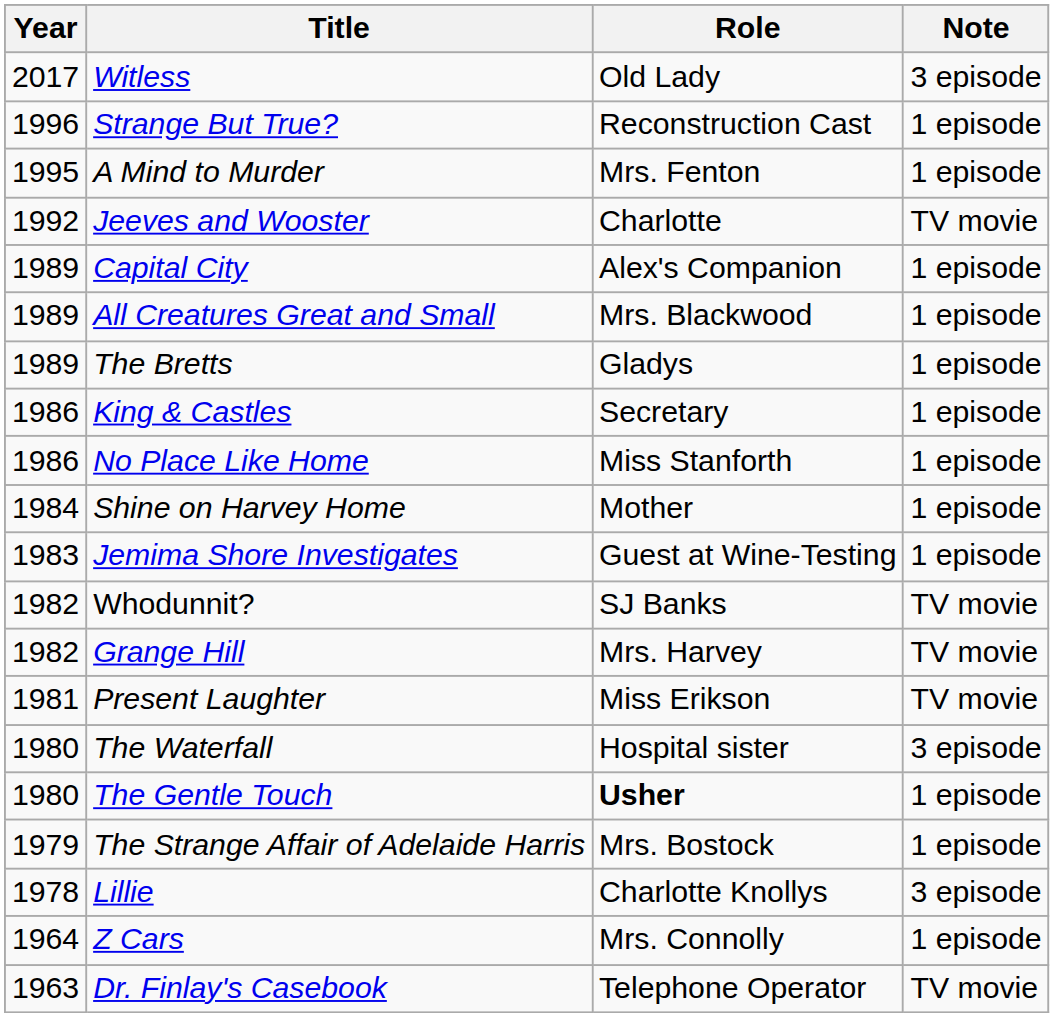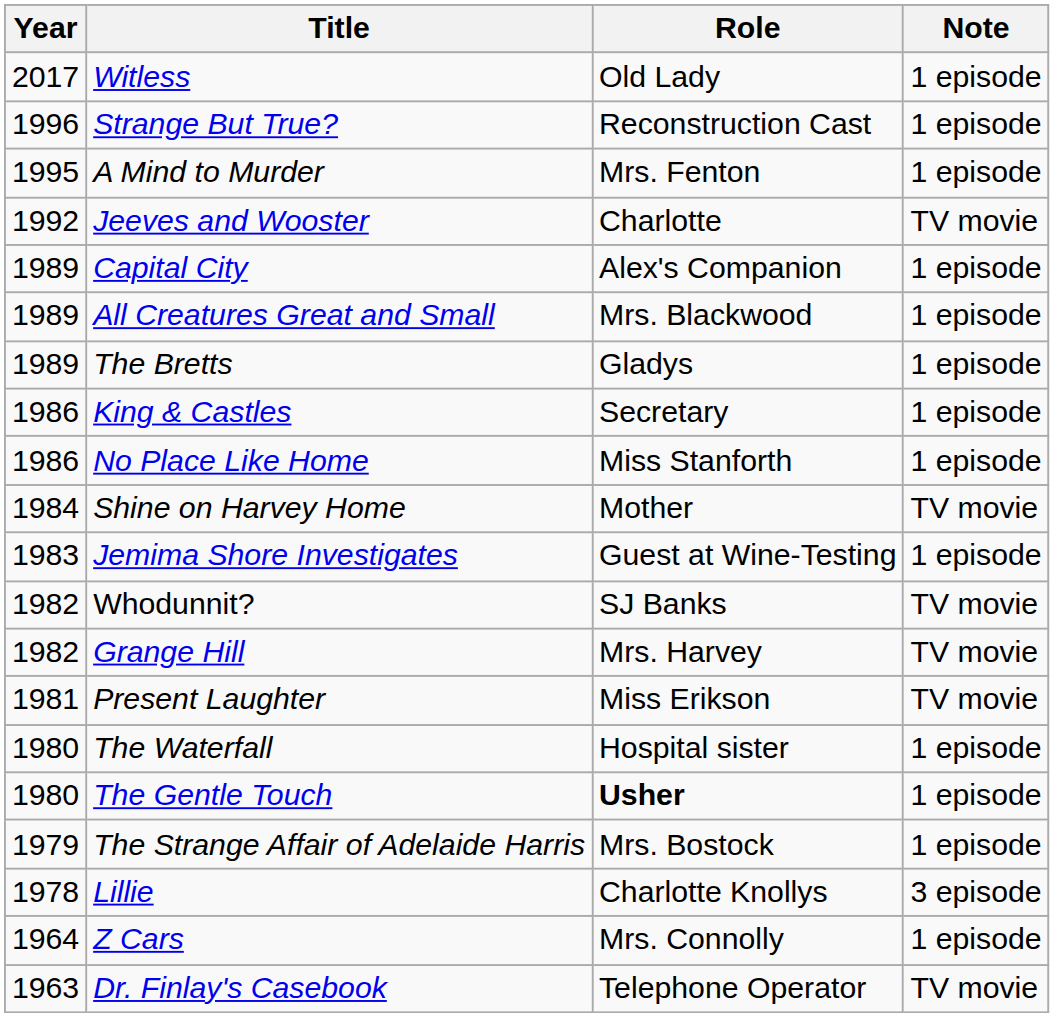(976, 76) 3 episode -> (976, 76) 1 episode
(976, 508) 1 episode -> (974, 508) TV movie
(976, 747) 3 episode -> (976, 747) 1 episode
